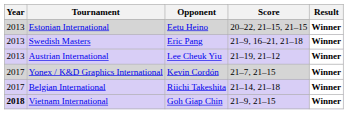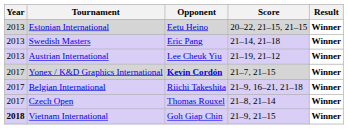(267, 42) 21–9, 16–21, 21–18 -> (255, 42) 21–14, 21–18
(193, 72) normal -> (195, 72) bold
(255, 87) 21–14, 21–18 -> (267, 87) 21–9, 16–21, 21–18
+ row: (51, 102)
